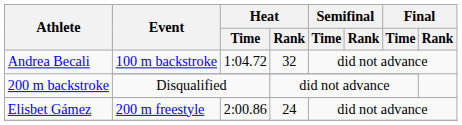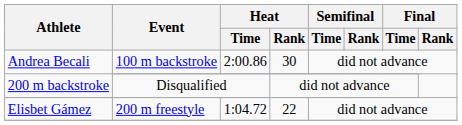(245, 62) 1:04.72 -> (245, 62) 2:00.86
(289, 62) 32 -> (289, 62) 30
(245, 109) 2:00.86 -> (245, 109) 1:04.72
(289, 109) 24 -> (289, 109) 22
